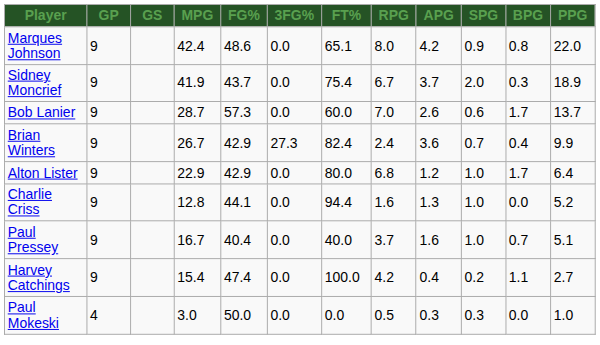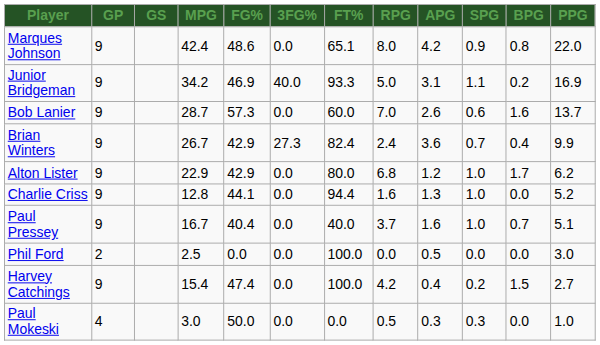- row: (35, 83)
+ row: (42, 83)
(518, 113) 1.7 -> (519, 113) 1.6
(563, 173) 6.4 -> (564, 173) 6.2
+ row: (36, 255)
(518, 278) 1.1 -> (519, 284) 1.5
